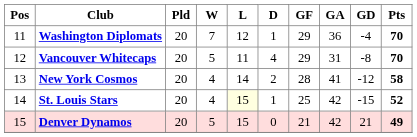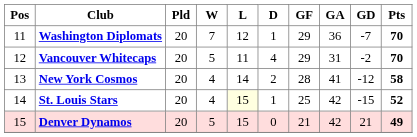(366, 36) -4 -> (366, 36) -7
(366, 57) -8 -> (366, 57) -2
